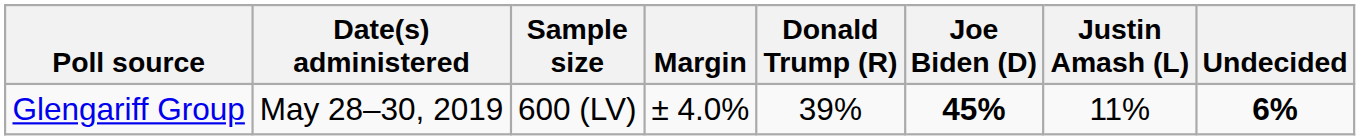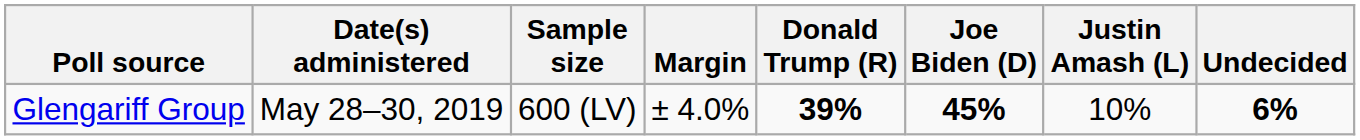(830, 110) normal -> (830, 110) bold
(1120, 110) 11% -> (1120, 110) 10%
